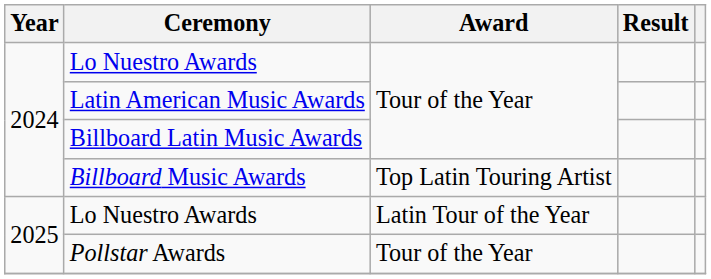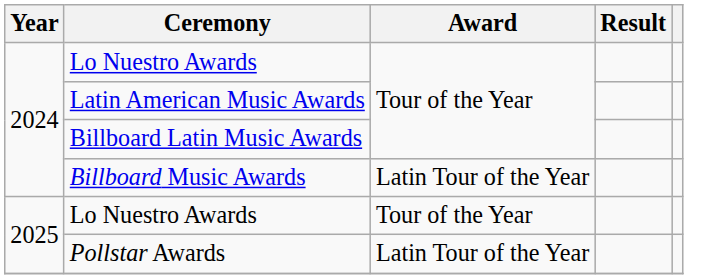(494, 176) Top Latin Touring Artist -> (483, 176) Latin Tour of the Year
(483, 215) Latin Tour of the Year -> (454, 215) Tour of the Year
(454, 253) Tour of the Year -> (483, 253) Latin Tour of the Year
